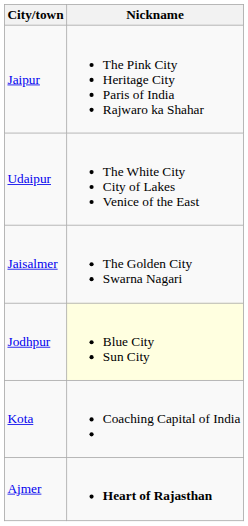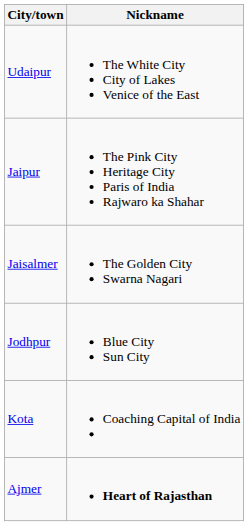rows swapped: (24, 79) <-> (29, 179)
(155, 349) lightyellow background -> (155, 349) no background
